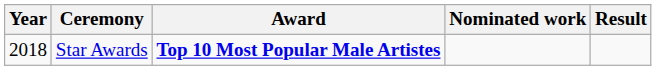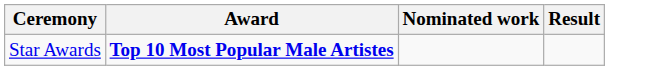- column: (28, 19)
